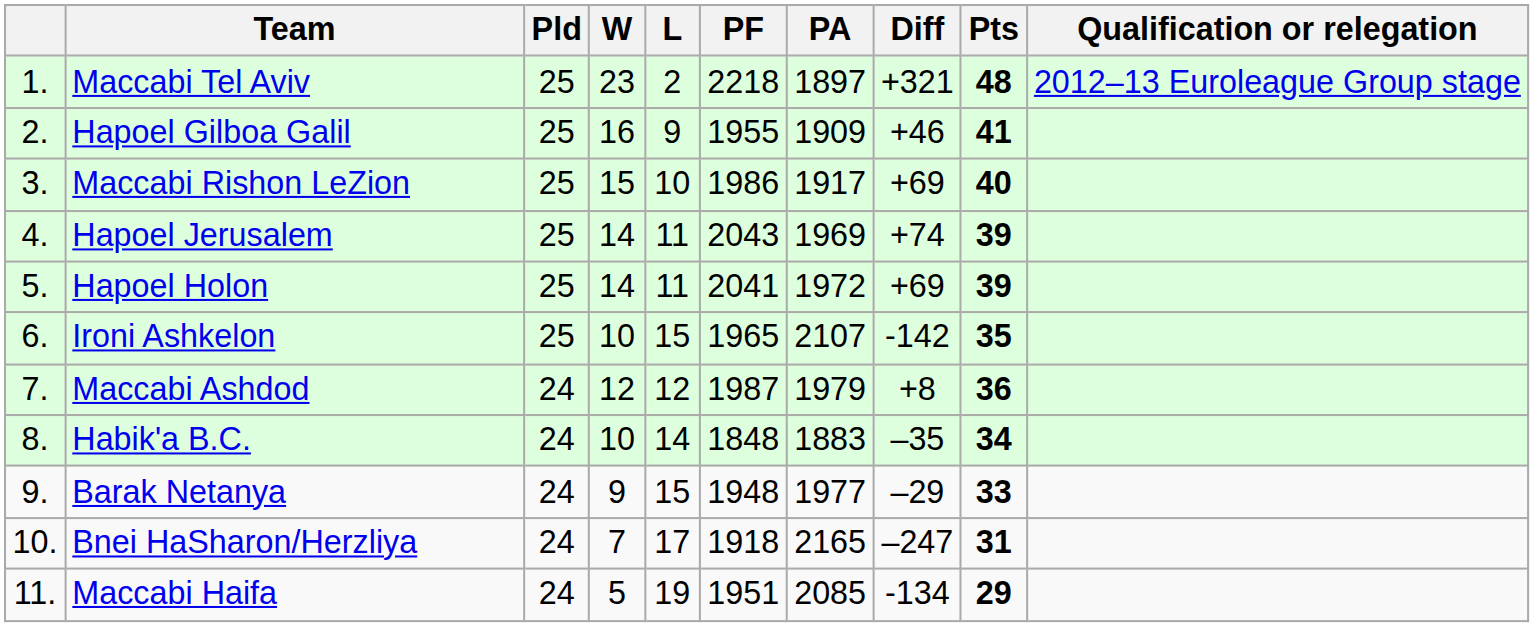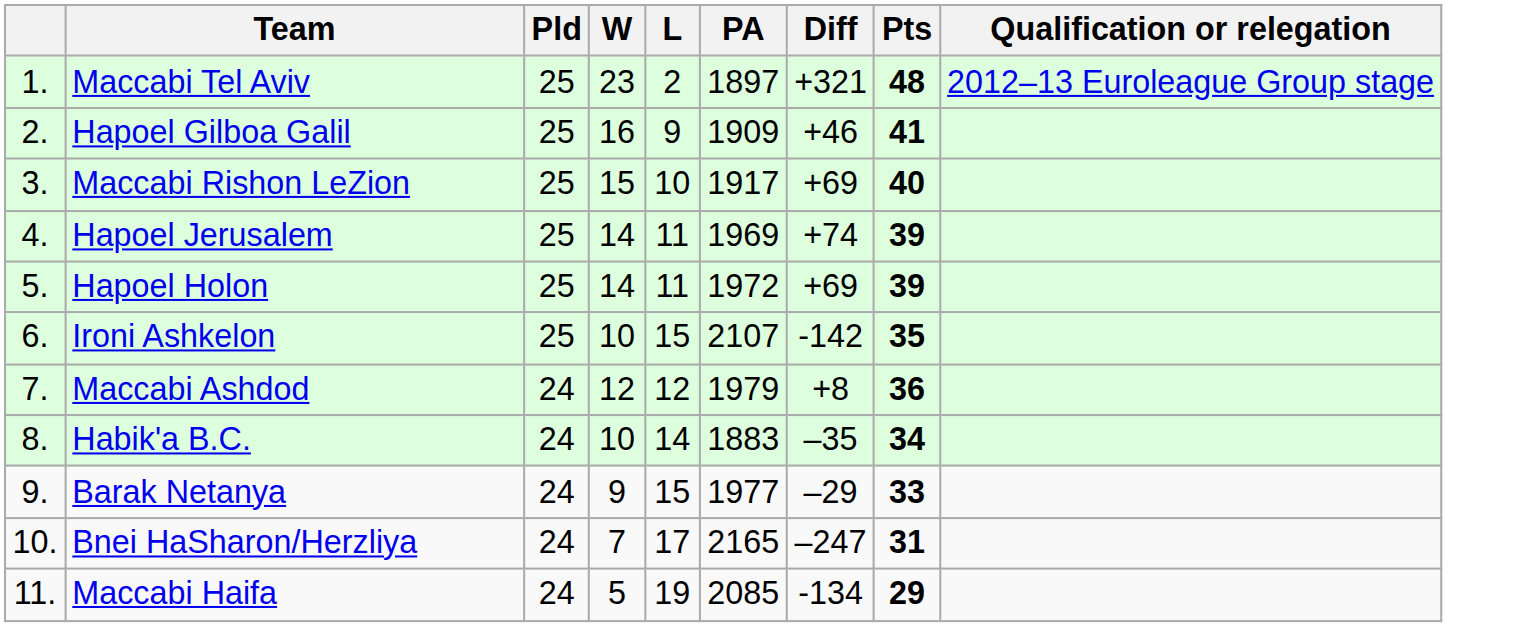- column: (743, 30)
